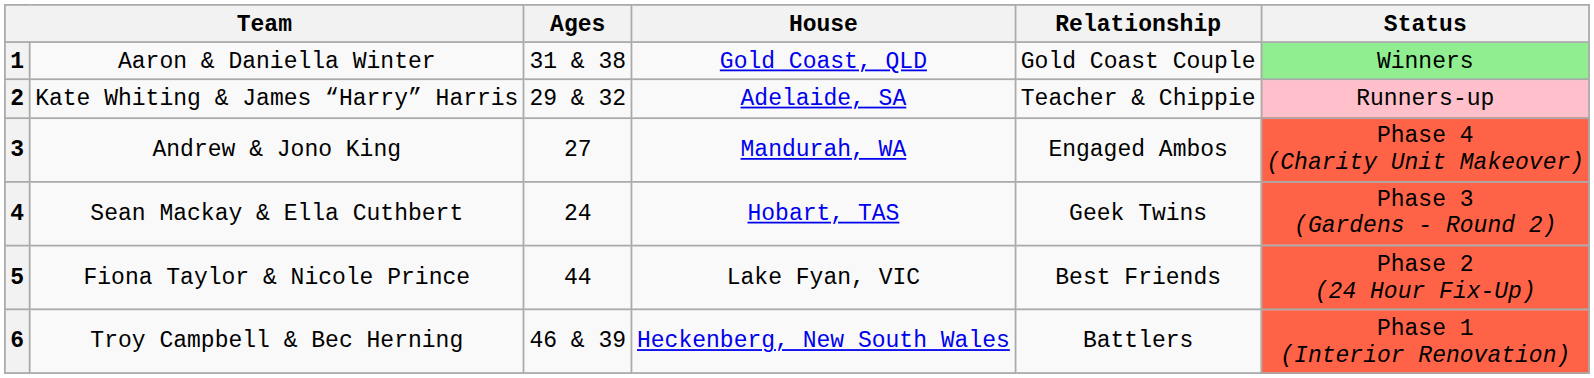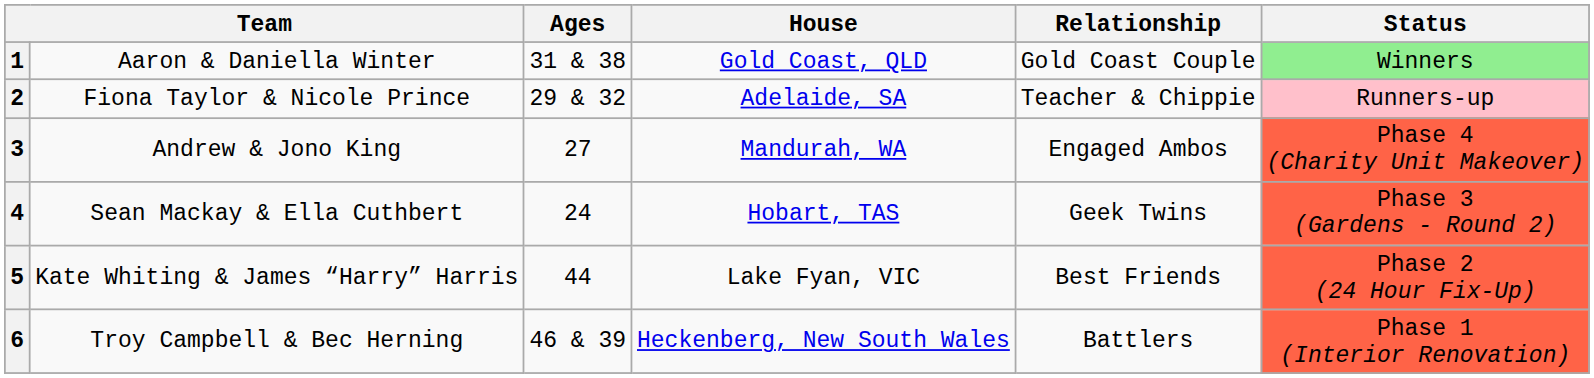(277, 99) Kate Whiting & James “Harry” Harris -> (277, 99) Fiona Taylor & Nicole Prince
(277, 278) Fiona Taylor & Nicole Prince -> (277, 278) Kate Whiting & James “Harry” Harris
